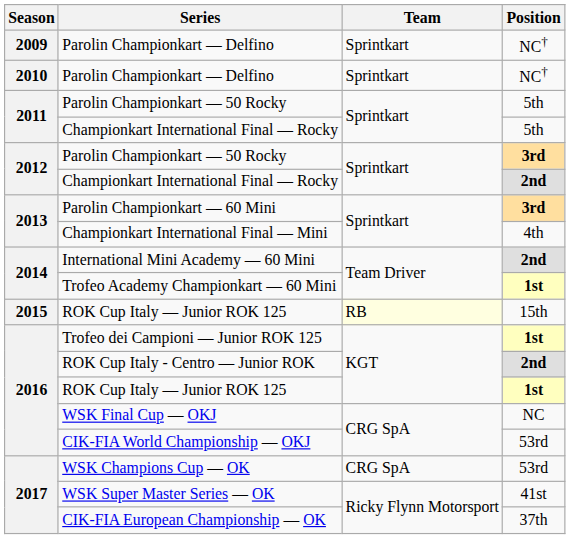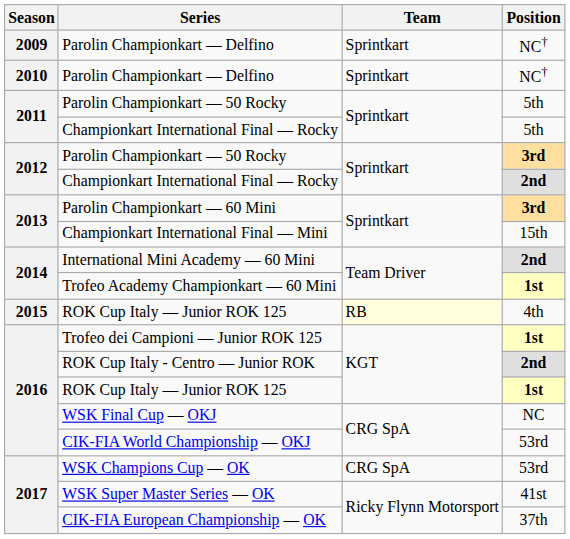(534, 233) 4th -> (534, 233) 15th
(534, 311) 15th -> (534, 311) 4th
